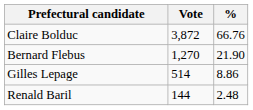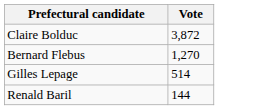- column: (231, 14)
